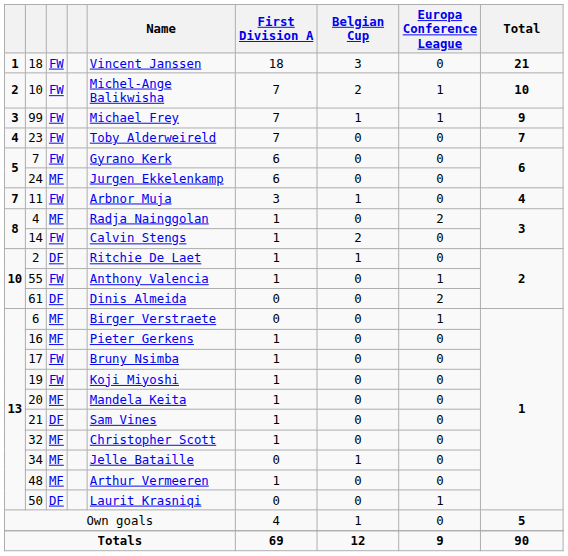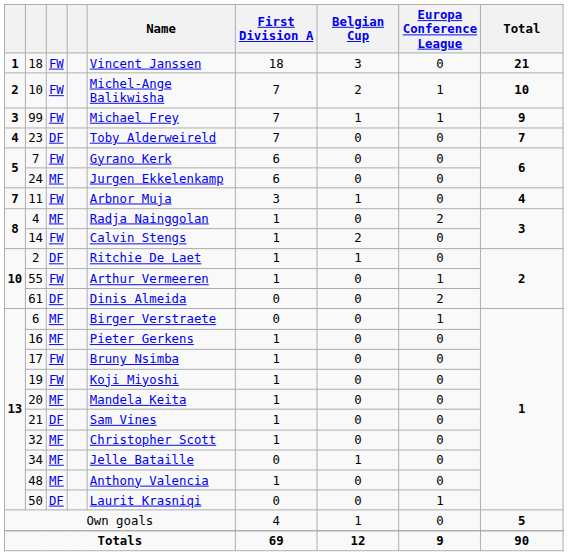(56, 138) FW -> (56, 138) DF
(149, 279) Anthony Valencia -> (149, 279) Arthur Vermeeren
(149, 480) Arthur Vermeeren -> (149, 480) Anthony Valencia
